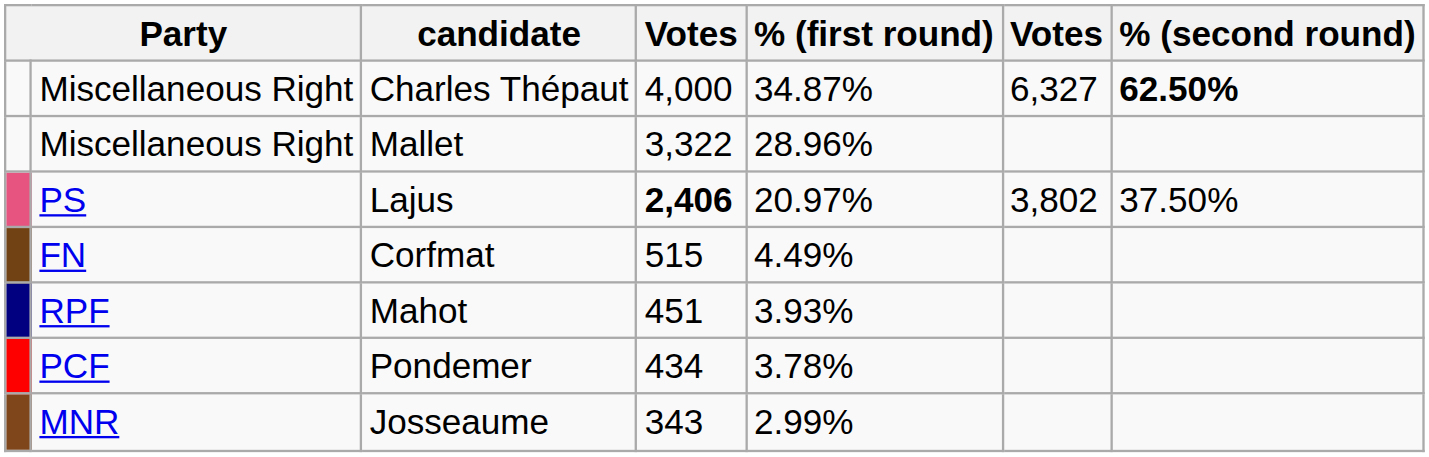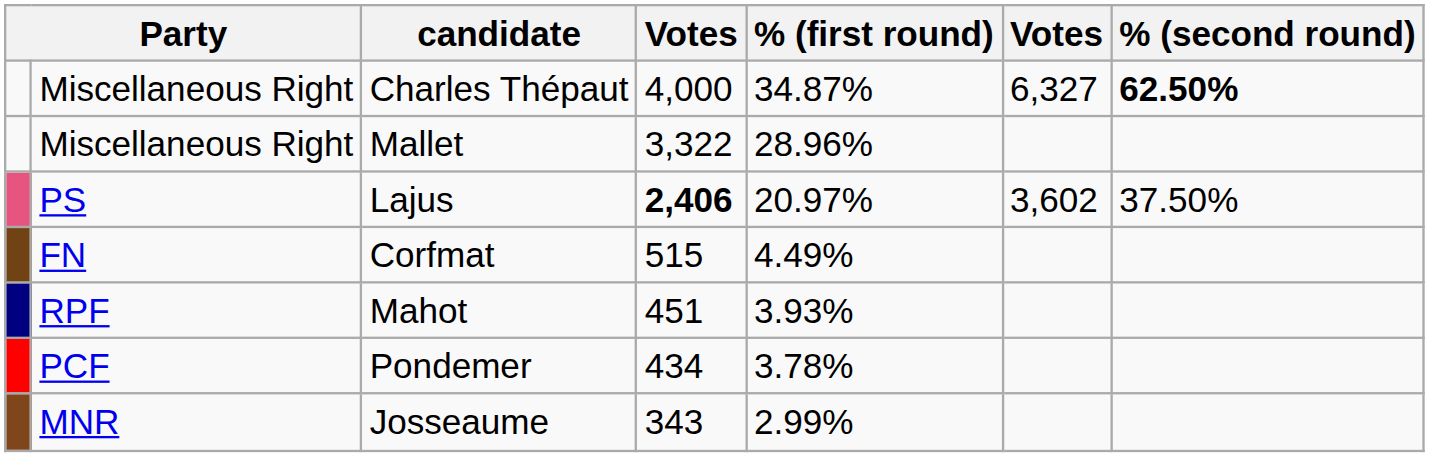(1054, 200) 3,802 -> (1054, 200) 3,602
